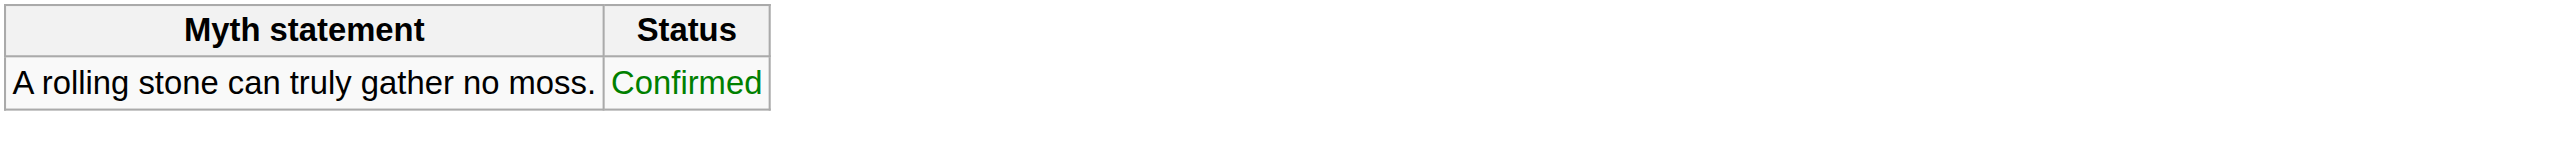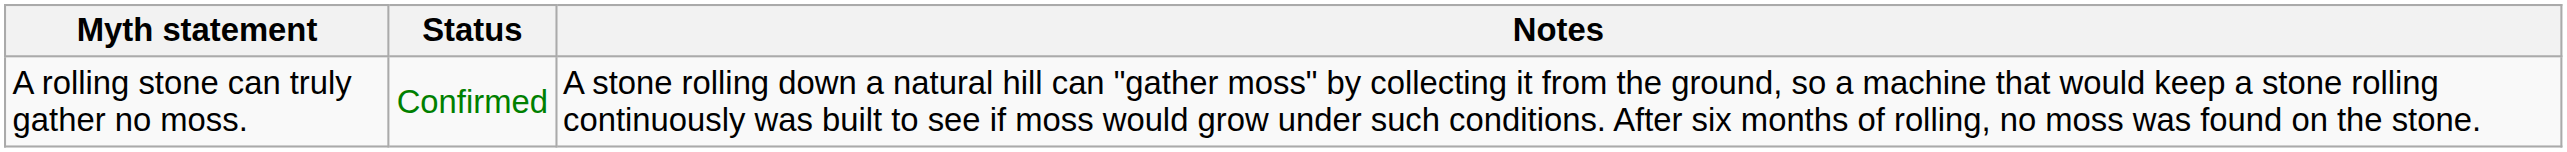+ column: (1558, 30)
